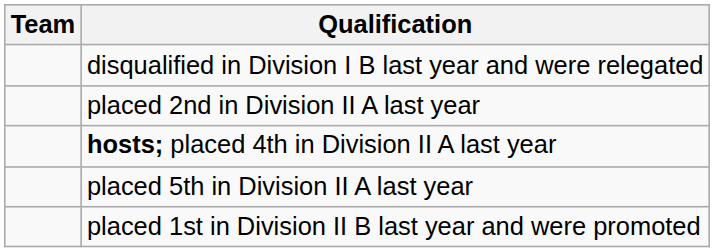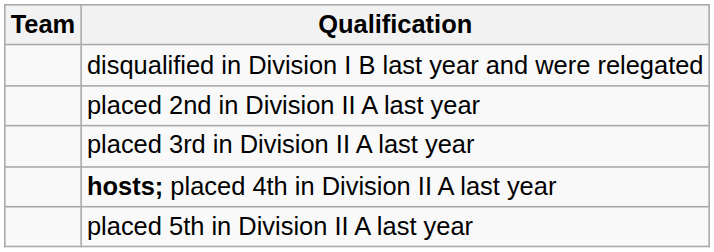+ row: (281, 145)
- row: (394, 226)
